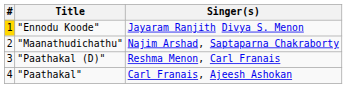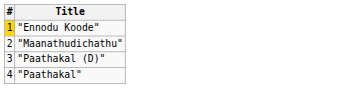- column: (233, 13)
